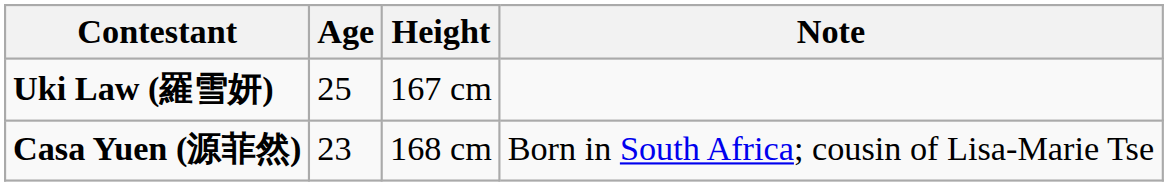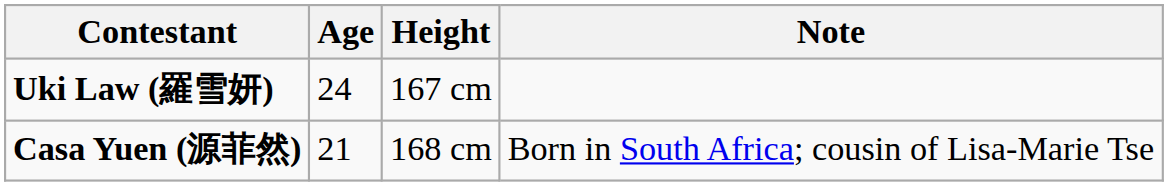(334, 89) 25 -> (334, 89) 24
(334, 149) 23 -> (334, 149) 21
